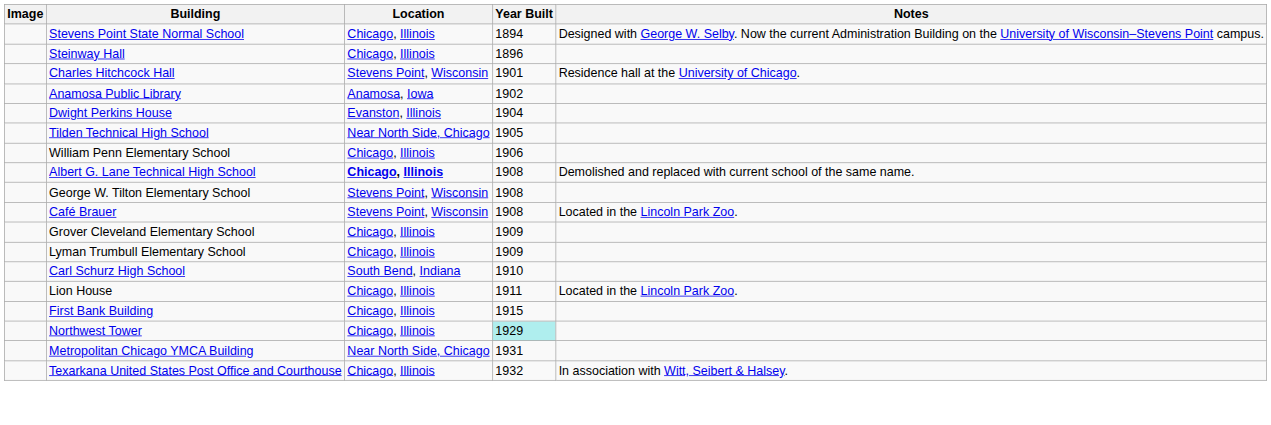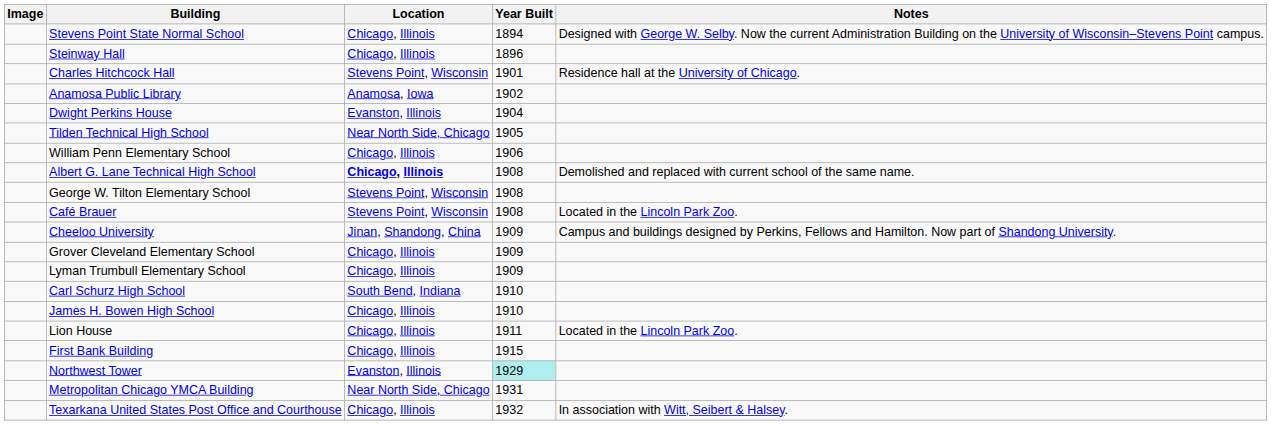+ row: (101, 232)
+ row: (132, 311)
(391, 331) Chicago, Illinois -> (394, 370) Evanston, Illinois
